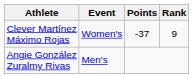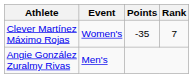(142, 34) -37 -> (142, 34) -35
(174, 34) 9 -> (174, 34) 7
